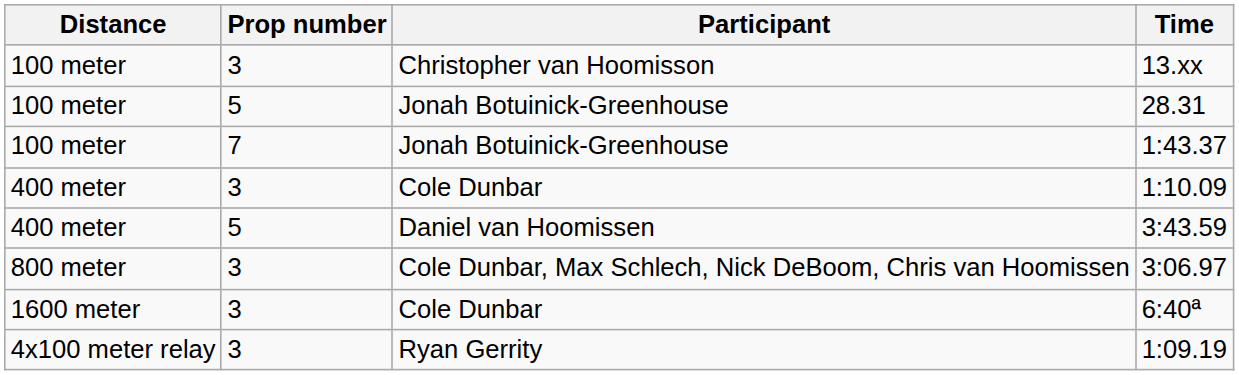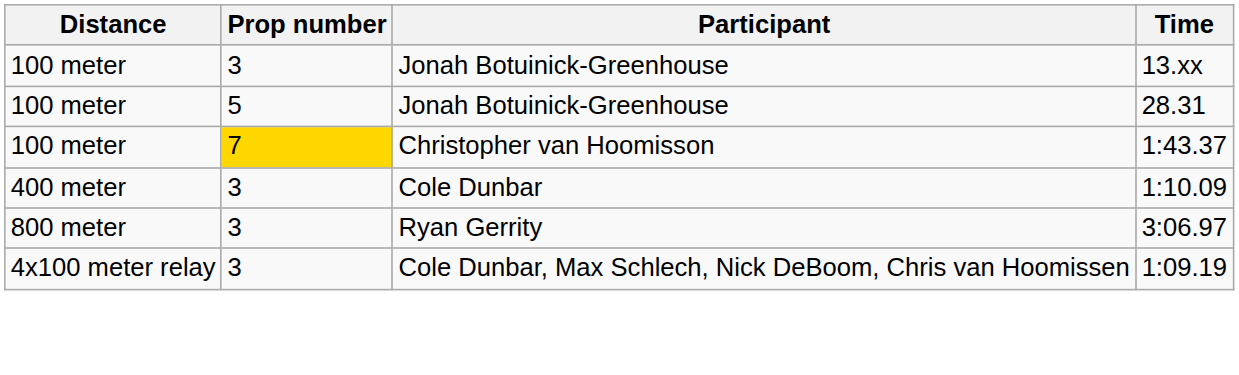(556, 65) Christopher van Hoomisson -> (564, 65) Jonah Botuinick-Greenhouse
(235, 146) no background -> (235, 146) gold background
(564, 146) Jonah Botuinick-Greenhouse -> (556, 146) Christopher van Hoomisson
- row: (1184, 227)
(764, 268) Cole Dunbar, Max Schlech, Nick DeBoom, Chris van Hoomissen -> (470, 227) Ryan Gerrity
- row: (1171, 308)
(470, 349) Ryan Gerrity -> (764, 268) Cole Dunbar, Max Schlech, Nick DeBoom, Chris van Hoomissen
